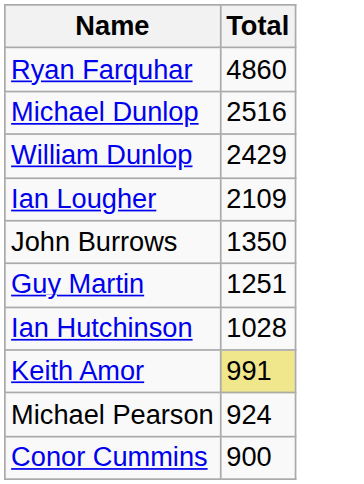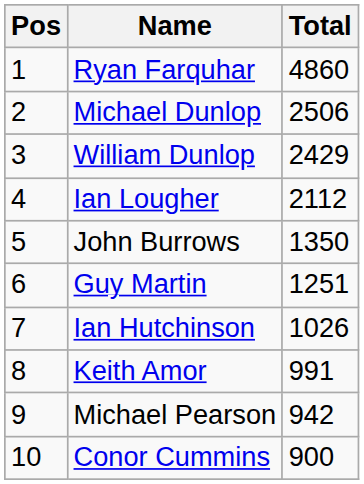+ column: (36, 26)
(257, 112) 2516 -> (319, 112) 2506
(257, 198) 2109 -> (318, 198) 2112
(257, 328) 1028 -> (319, 328) 1026
(249, 371) khaki background -> (311, 371) no background
(249, 414) 924 -> (311, 414) 942
